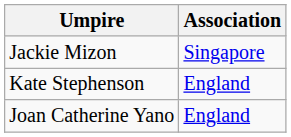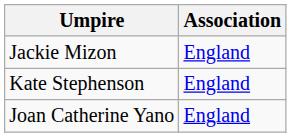(224, 52) Singapore -> (217, 52) England
